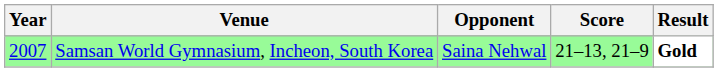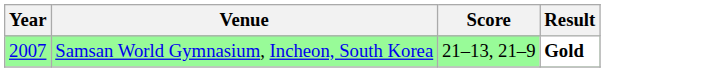- column: (494, 20)
